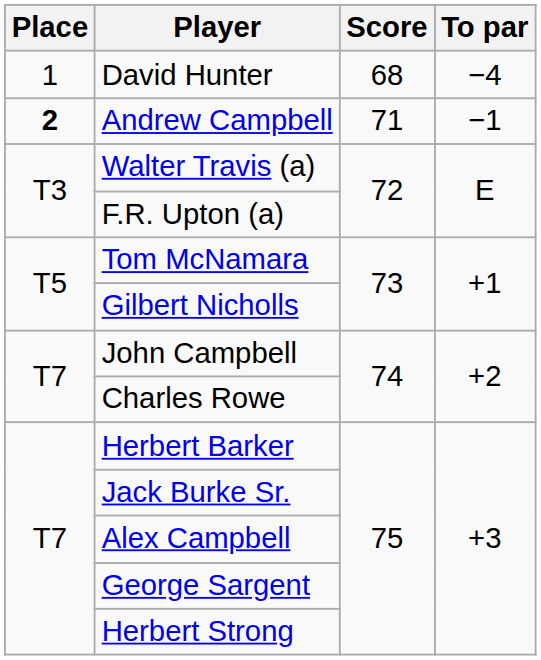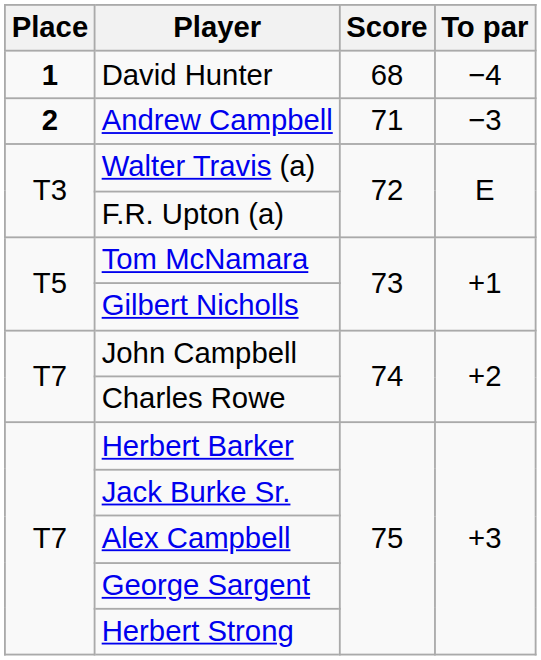(50, 74) normal -> (50, 74) bold
(485, 120) −1 -> (485, 120) −3
